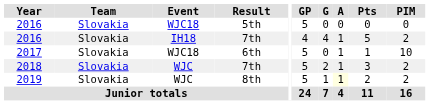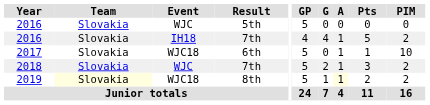(183, 25) WJC18 -> (183, 25) WJC
(103, 80) no background -> (103, 80) lightyellow background
(183, 80) WJC -> (183, 80) WJC18
